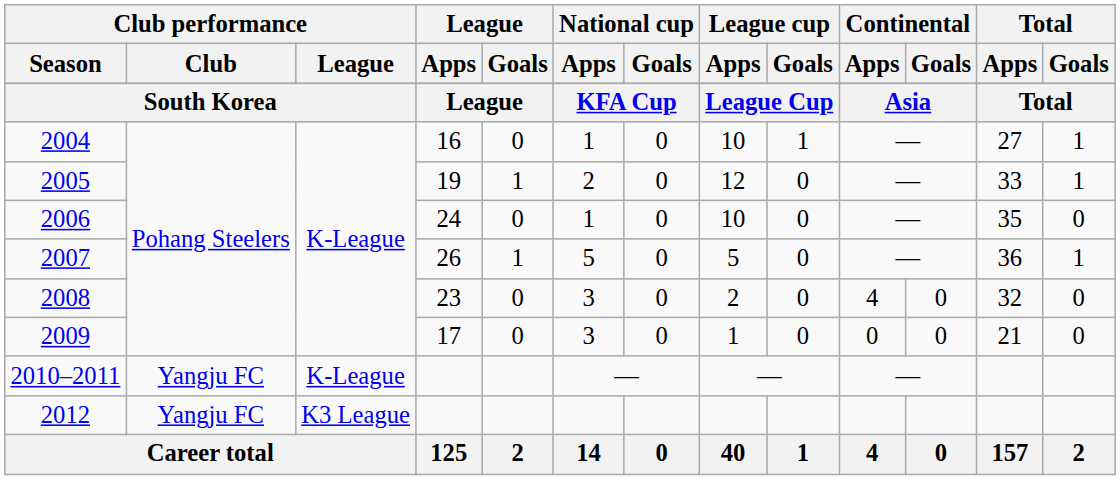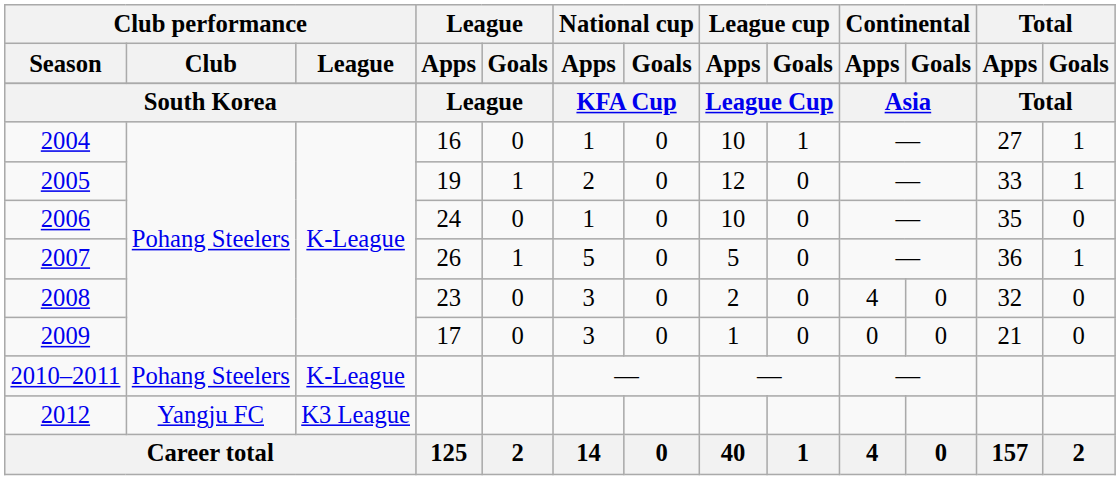(211, 375) Yangju FC -> (211, 375) Pohang Steelers
